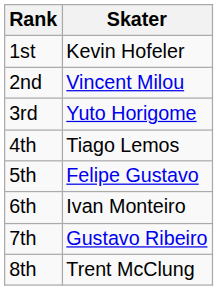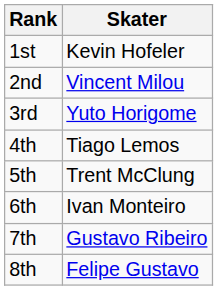(133, 176) Felipe Gustavo -> (131, 176) Trent McClung
(131, 269) Trent McClung -> (133, 269) Felipe Gustavo
